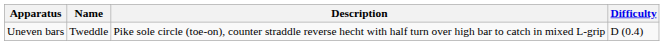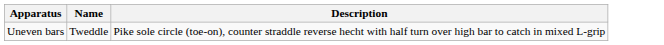- column: (634, 13)
